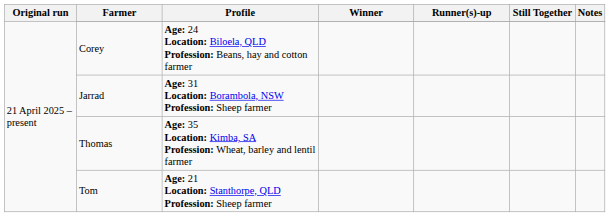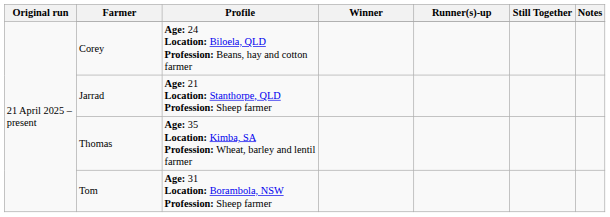(224, 96) Age: 31 Location: Borambola, NSW Profession: Sheep farmer -> (223, 96) Age: 21 Location: Stanthorpe, QLD Profession: Sheep farmer
(223, 191) Age: 21 Location: Stanthorpe, QLD Profession: Sheep farmer -> (224, 191) Age: 31 Location: Borambola, NSW Profession: Sheep farmer
